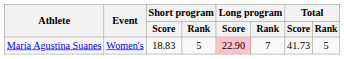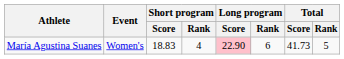(199, 46) 5 -> (199, 46) 4
(268, 46) 7 -> (268, 46) 6
